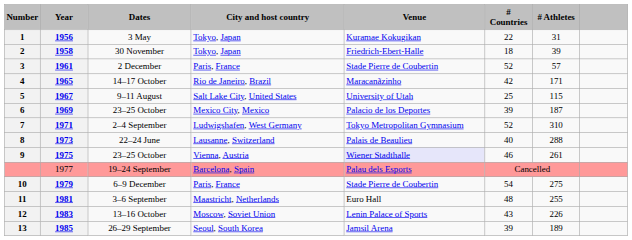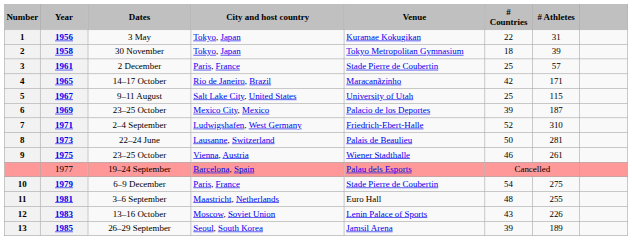(385, 52) Friedrich-Ebert-Halle -> (405, 52) Tokyo Metropolitan Gymnasium
(509, 66) 52 -> (509, 66) 25
(405, 125) Tokyo Metropolitan Gymnasium -> (385, 125) Friedrich-Ebert-Halle
(509, 140) 40 -> (509, 140) 50
(556, 140) 288 -> (556, 140) 281
(378, 155) lavender background -> (378, 155) no background
